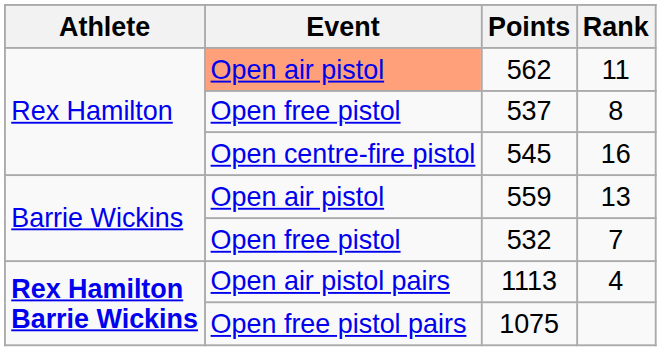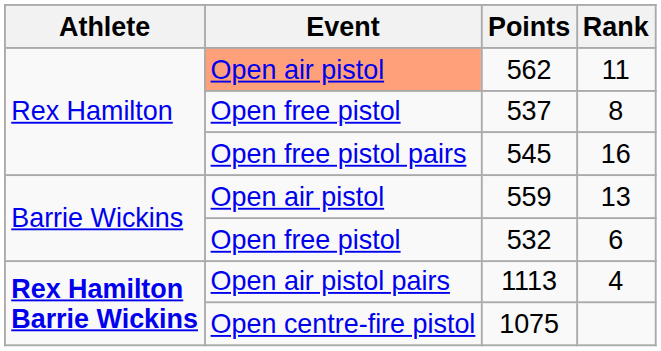(343, 154) Open centre-fire pistol -> (339, 154) Open free pistol pairs
(616, 239) 7 -> (616, 239) 6
(339, 324) Open free pistol pairs -> (343, 324) Open centre-fire pistol
